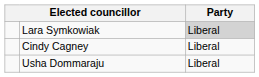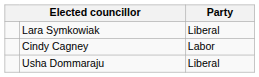(204, 30) lightgrey background -> (204, 30) no background
(204, 46) Liberal -> (201, 46) Labor
